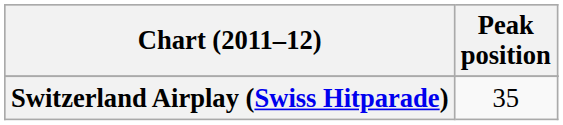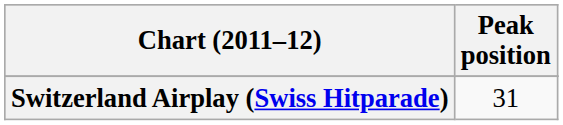(506, 97) 35 -> (506, 97) 31
